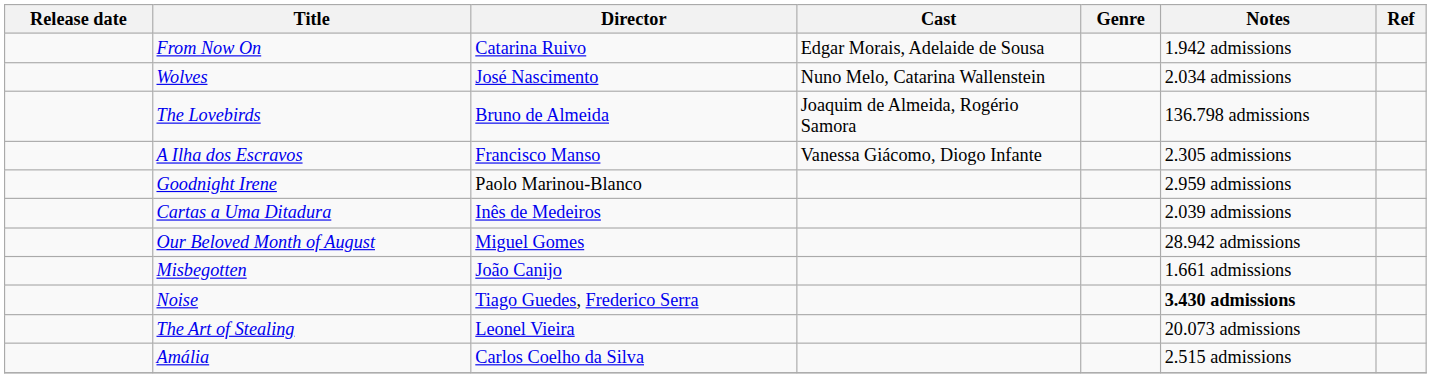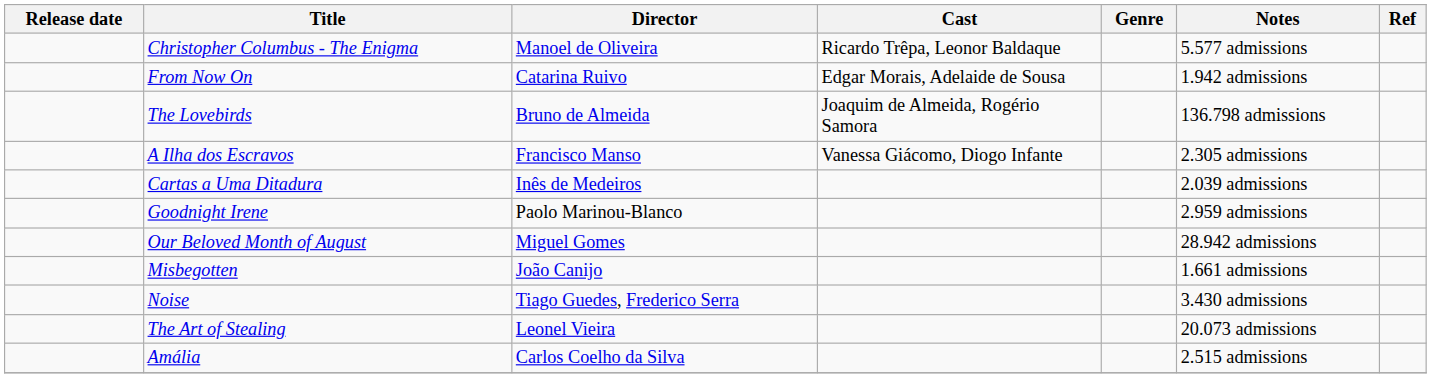+ row: (283, 47)
- row: (182, 76)
rows swapped: (244, 213) <-> (217, 184)
(1230, 299) bold -> (1244, 299) normal
